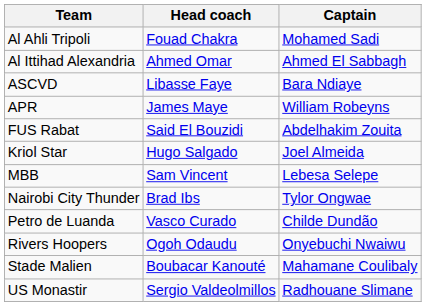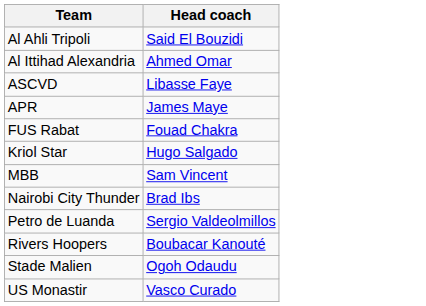- column: (350, 15)
(192, 38) Fouad Chakra -> (195, 38) Said El Bouzidi
(195, 130) Said El Bouzidi -> (192, 130) Fouad Chakra
(191, 221) Vasco Curado -> (211, 221) Sergio Valdeolmillos
(191, 244) Ogoh Odaudu -> (206, 244) Boubacar Kanouté
(206, 267) Boubacar Kanouté -> (191, 267) Ogoh Odaudu
(211, 289) Sergio Valdeolmillos -> (191, 289) Vasco Curado
